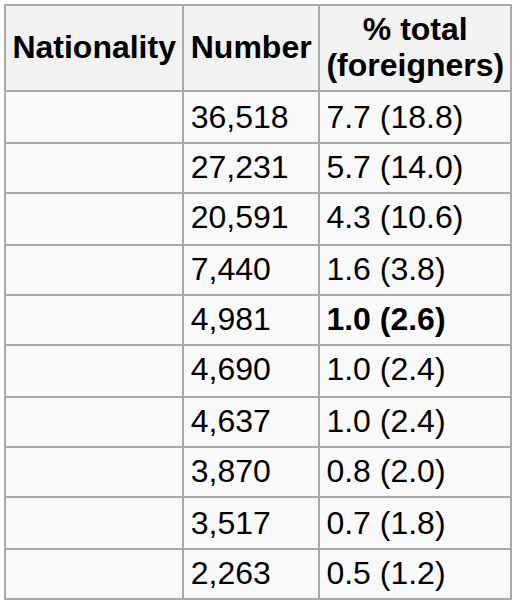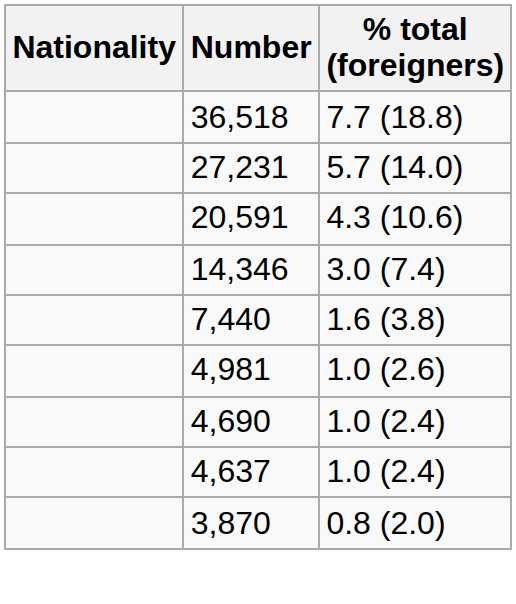+ row: (240, 268)
(386, 319) bold -> (386, 370) normal
- row: (231, 522)
- row: (231, 573)
